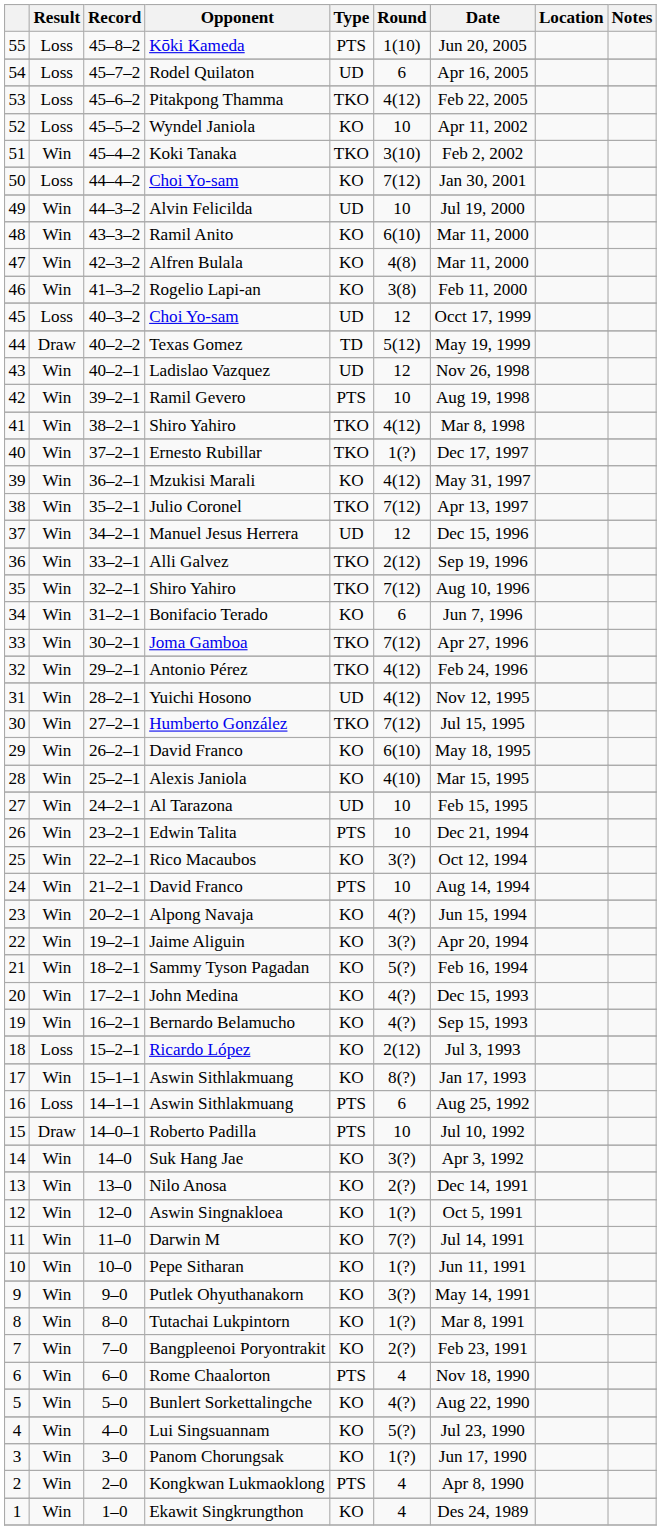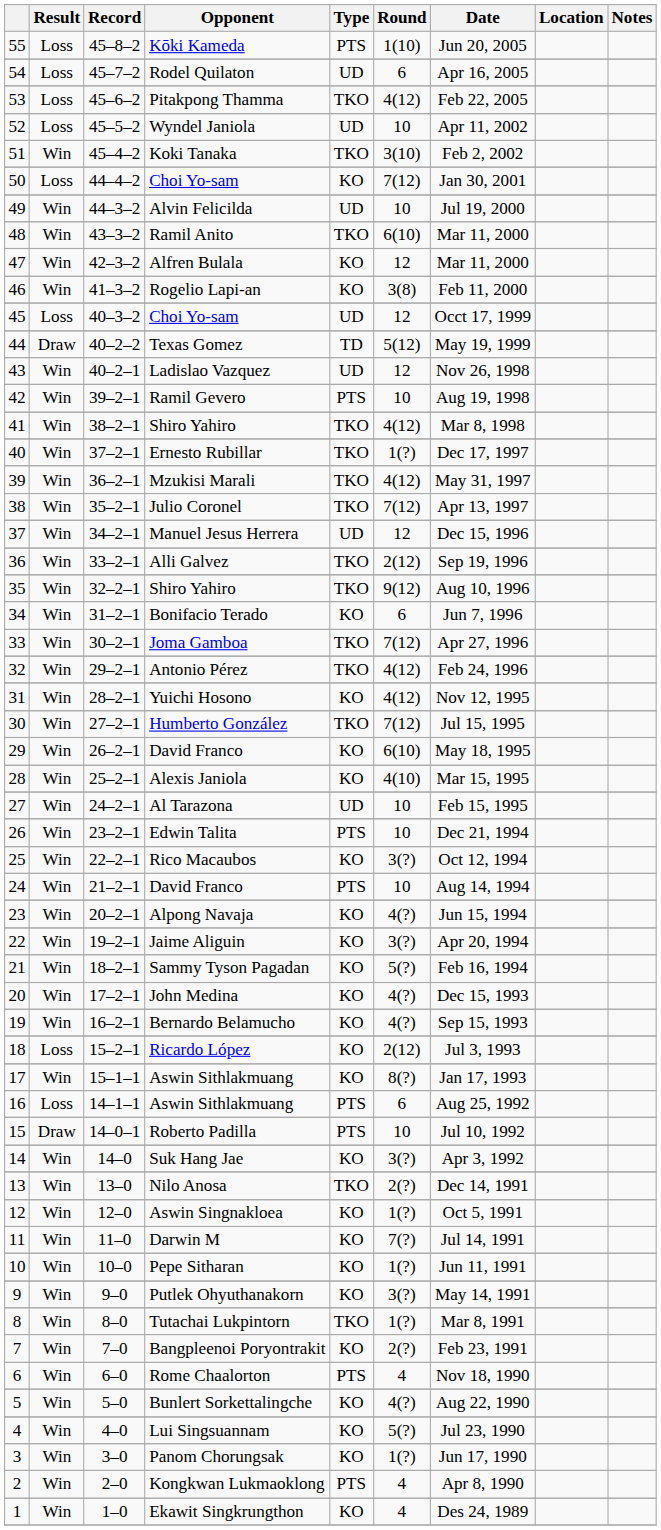(351, 126) KO -> (351, 126) UD
(351, 235) KO -> (351, 235) TKO
(402, 262) 4(8) -> (402, 262) 12
(351, 479) KO -> (351, 479) TKO
(402, 588) 7(12) -> (402, 588) 9(12)
(351, 696) UD -> (351, 696) KO
(351, 1185) KO -> (351, 1185) TKO
(351, 1321) KO -> (351, 1321) TKO
